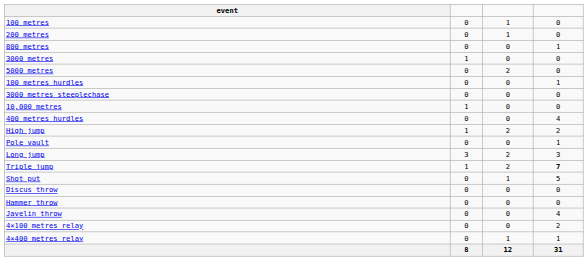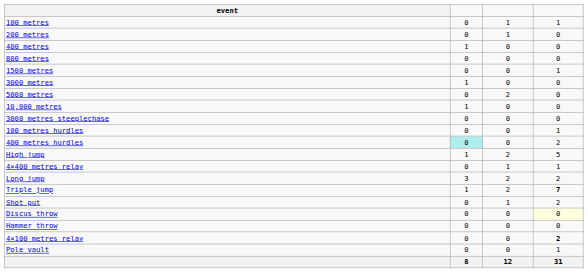(558, 22) 0 -> (558, 22) 1
+ row: (27, 46)
(558, 46) 1 -> (558, 58) 0
+ row: (30, 70)
rows swapped: (34, 106) <-> (45, 82)
(466, 118) no background -> (466, 142) paleturquoise background
(558, 118) 4 -> (558, 142) 2
(558, 130) 2 -> (558, 154) 5
rows swapped: (27, 142) <-> (45, 238)
(558, 154) 3 -> (558, 178) 2
(558, 178) 5 -> (558, 202) 2
(558, 190) no background -> (558, 214) lightyellow background
- row: (34, 214)
(558, 226) normal -> (558, 238) bold
